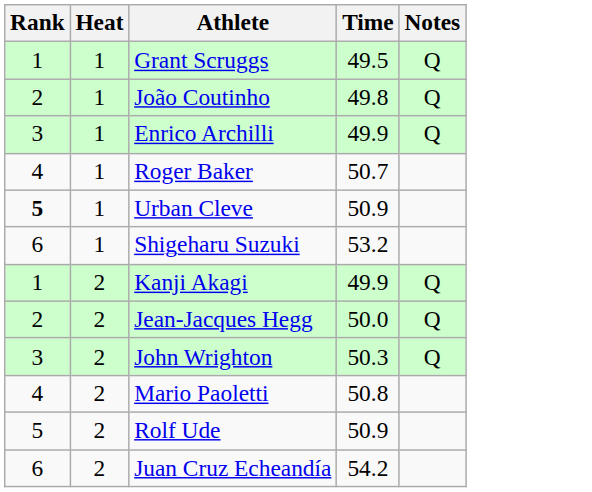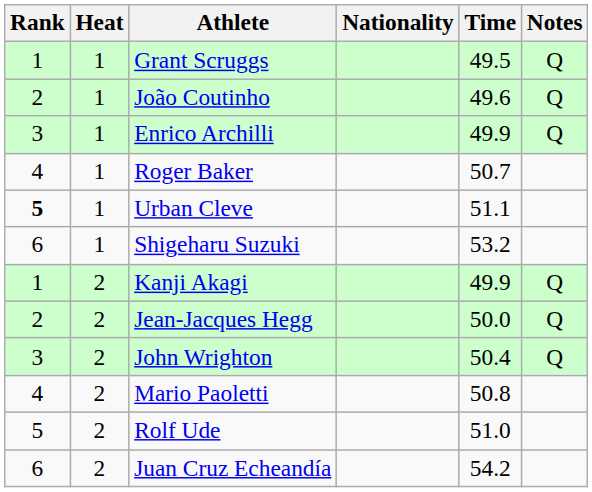+ column: (398, 23)
(368, 97) 49.8 -> (490, 97) 49.6
(368, 208) 50.9 -> (490, 208) 51.1
(368, 356) 50.3 -> (490, 356) 50.4
(368, 430) 50.9 -> (490, 430) 51.0
